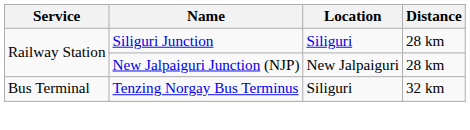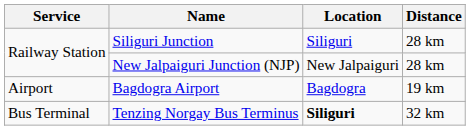+ row: (166, 88)
(329, 88) normal -> (331, 112) bold
